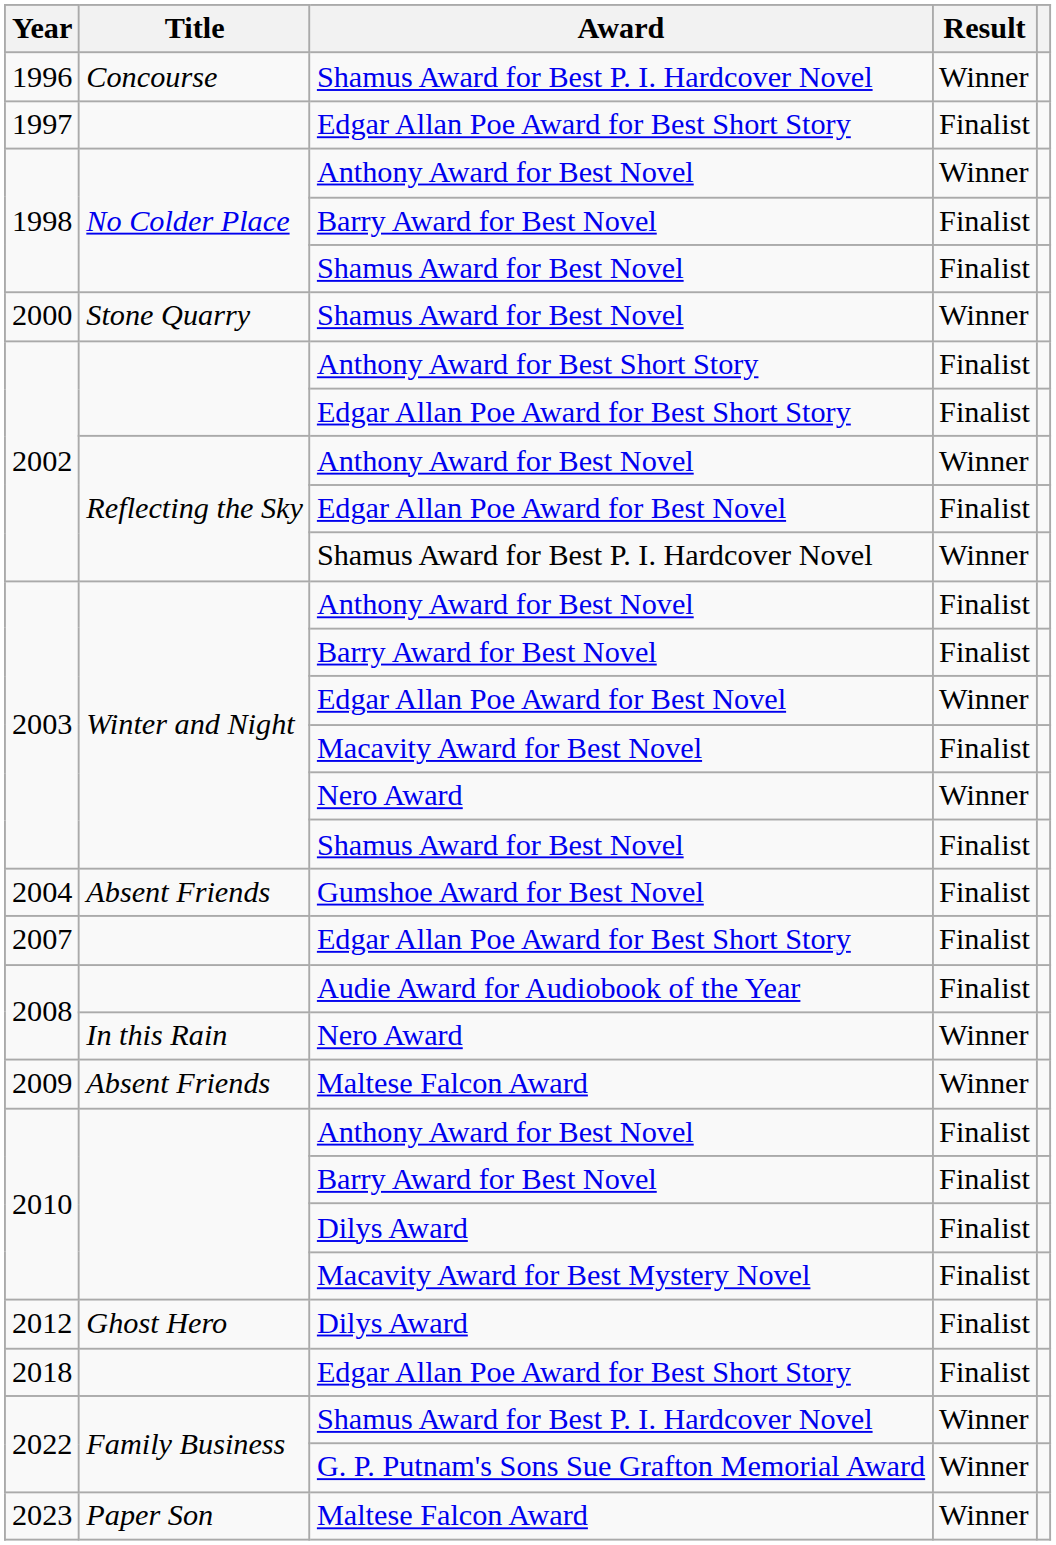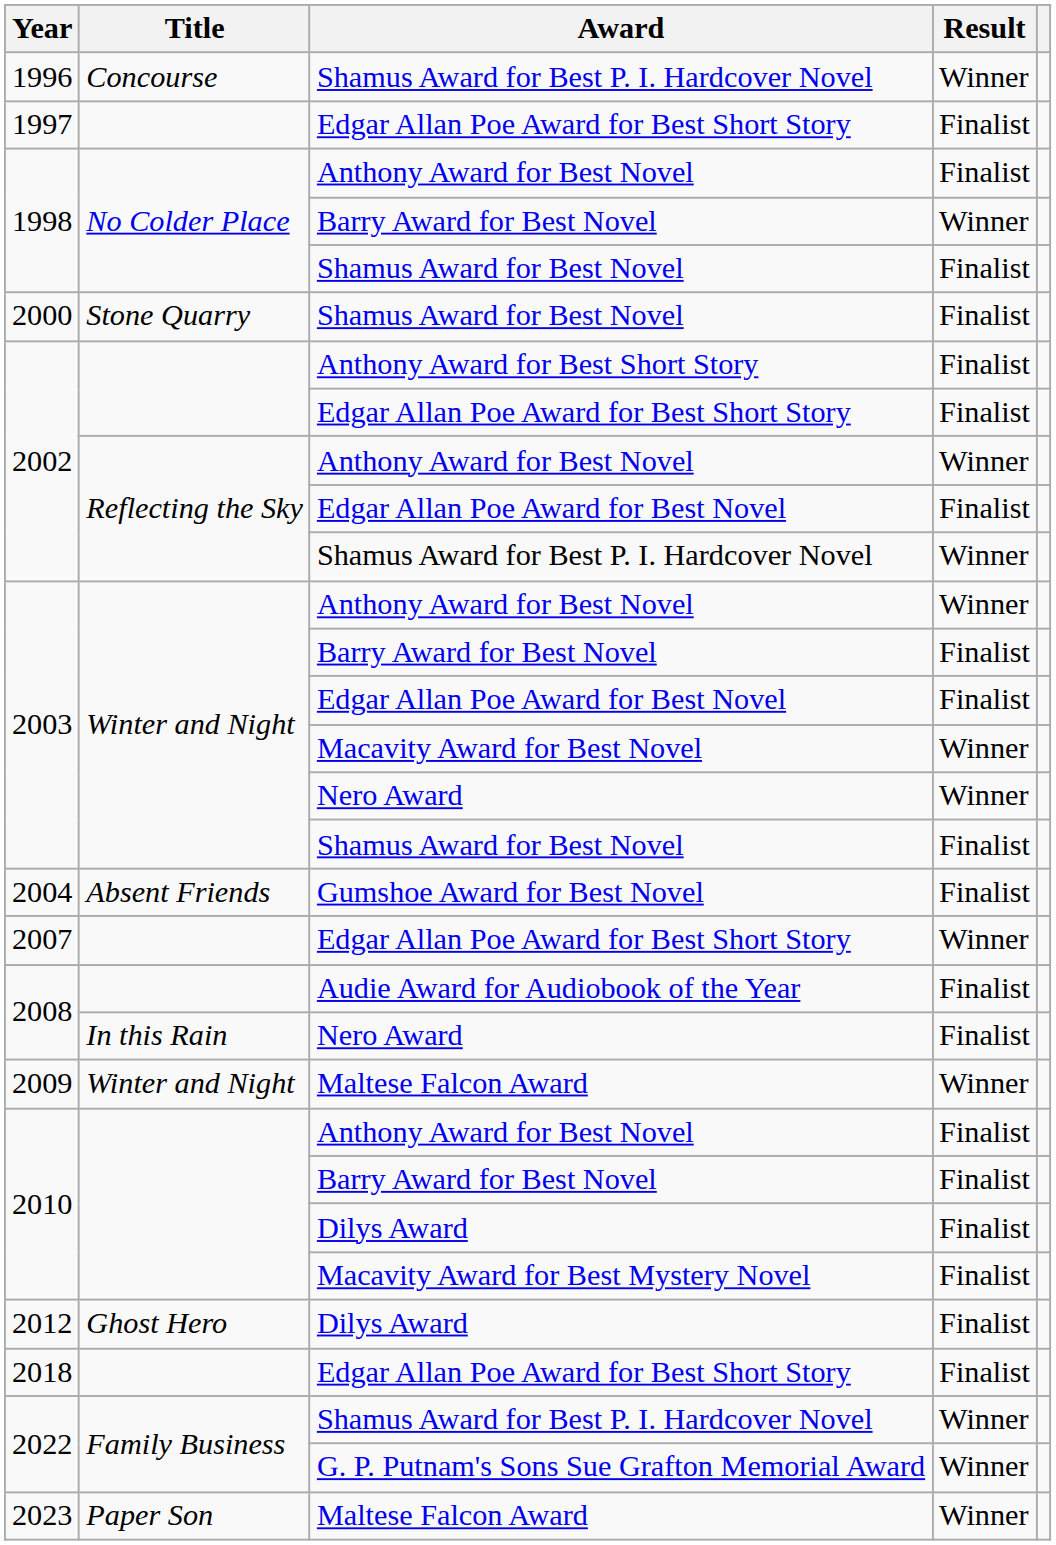(984, 172) Winner -> (984, 172) Finalist
(984, 220) Finalist -> (984, 220) Winner
(984, 316) Winner -> (984, 316) Finalist
(984, 603) Finalist -> (984, 603) Winner
(984, 699) Winner -> (984, 699) Finalist
(984, 747) Finalist -> (984, 747) Winner
(984, 939) Finalist -> (984, 939) Winner
(984, 1035) Winner -> (984, 1035) Finalist
(178, 1083) Absent Friends -> (191, 1083) Winter and Night
